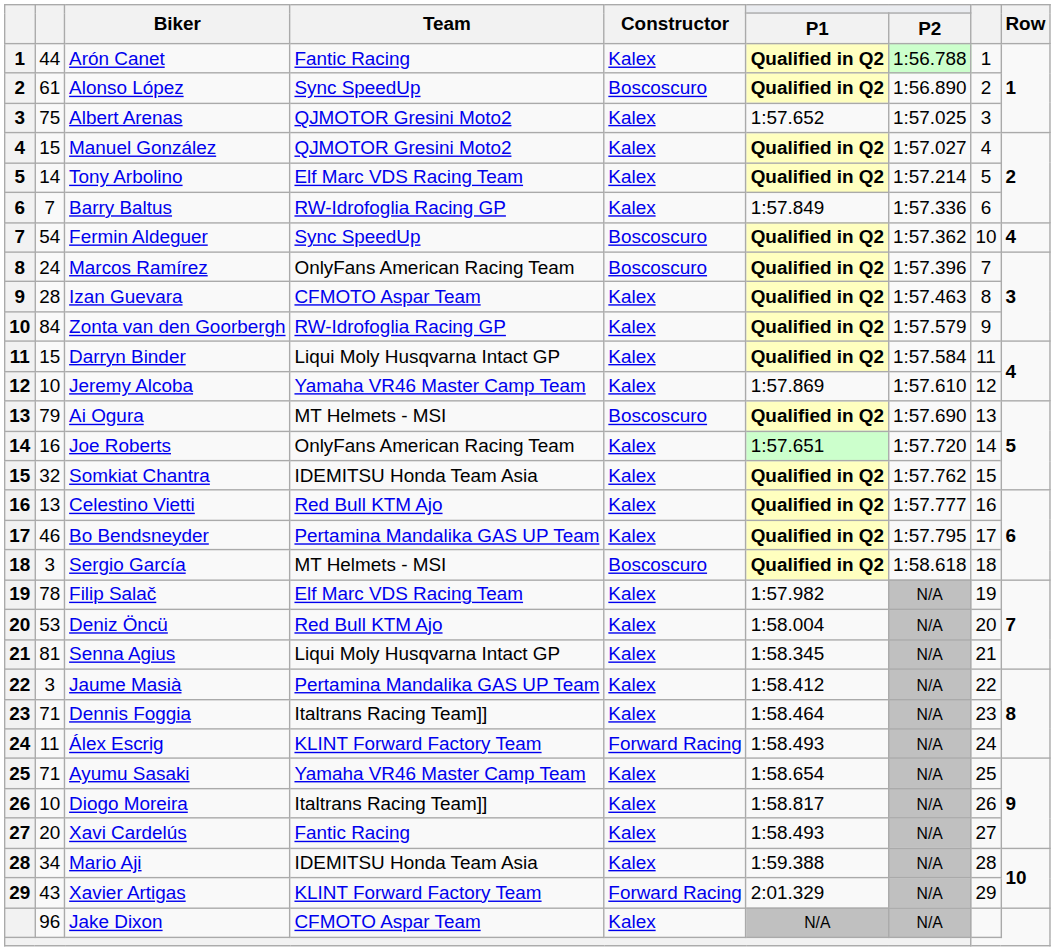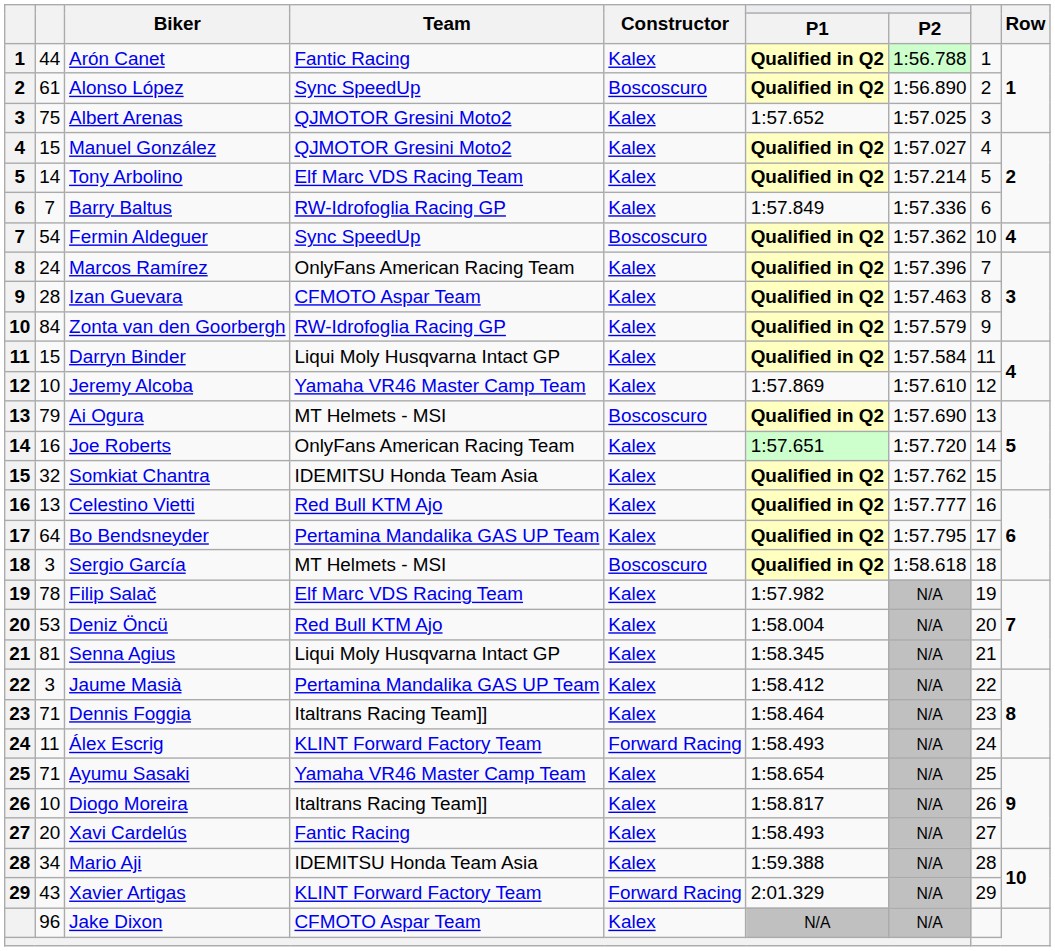(658, 267) Boscoscuro -> (632, 267) Kalex
(50, 535) 46 -> (50, 535) 64
